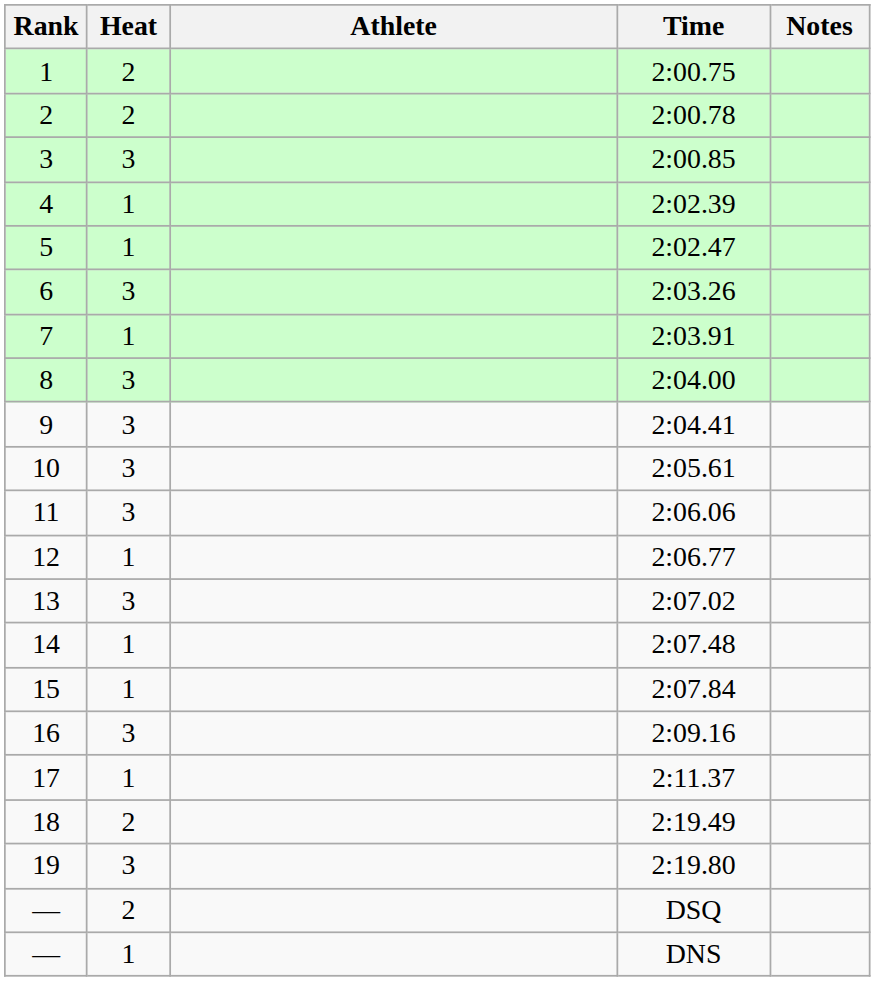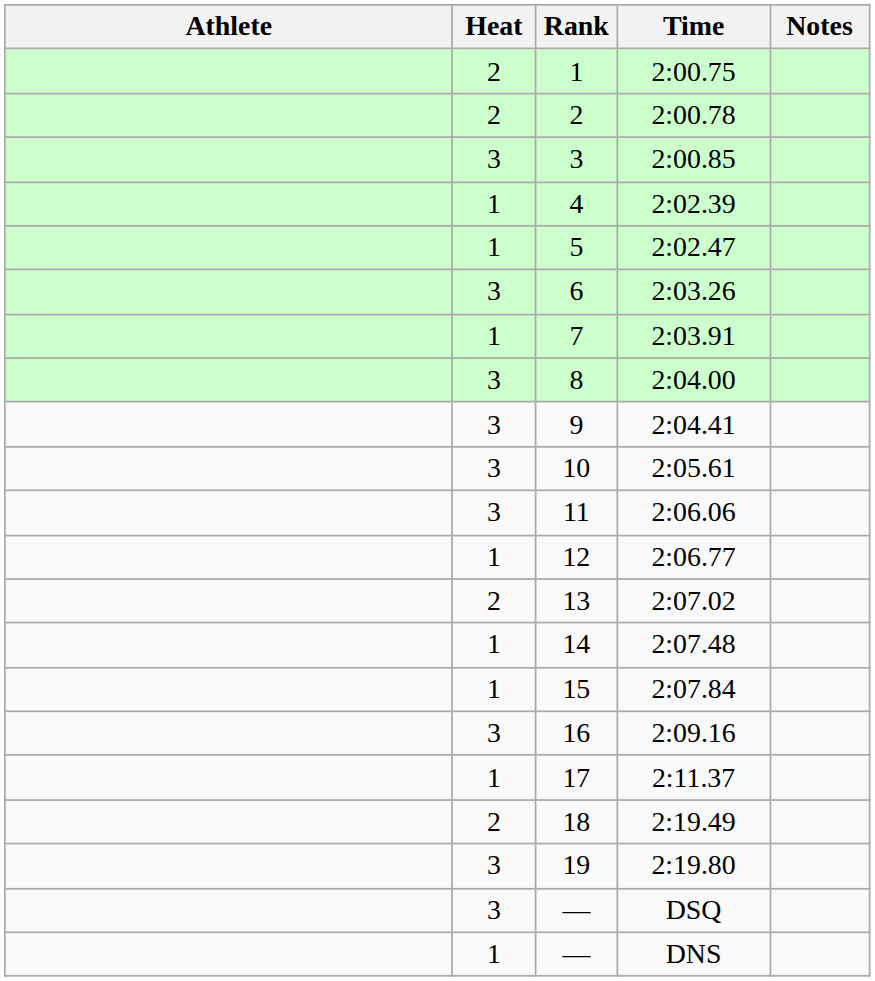columns swapped: (46, 26) <-> (394, 26)
(129, 600) 3 -> (494, 600) 2
(129, 909) 2 -> (494, 909) 3
